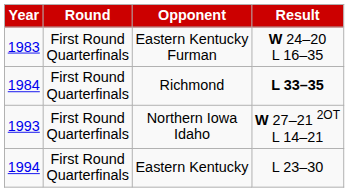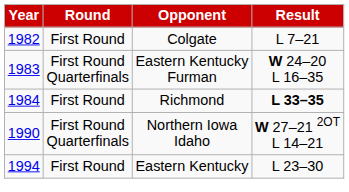+ row: (192, 38)
(88, 85) First Round Quarterfinals -> (88, 100) First Round
(24, 126) 1993 -> (24, 133) 1990
(88, 167) First Round Quarterfinals -> (88, 166) First Round
